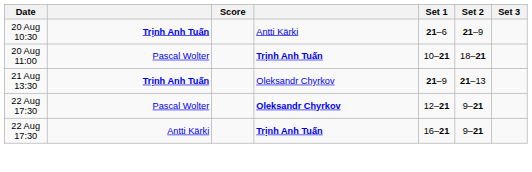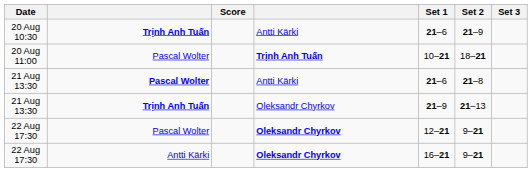+ row: (26, 81)
(289, 131) Trịnh Anh Tuấn -> (298, 156) Oleksandr Chyrkov
